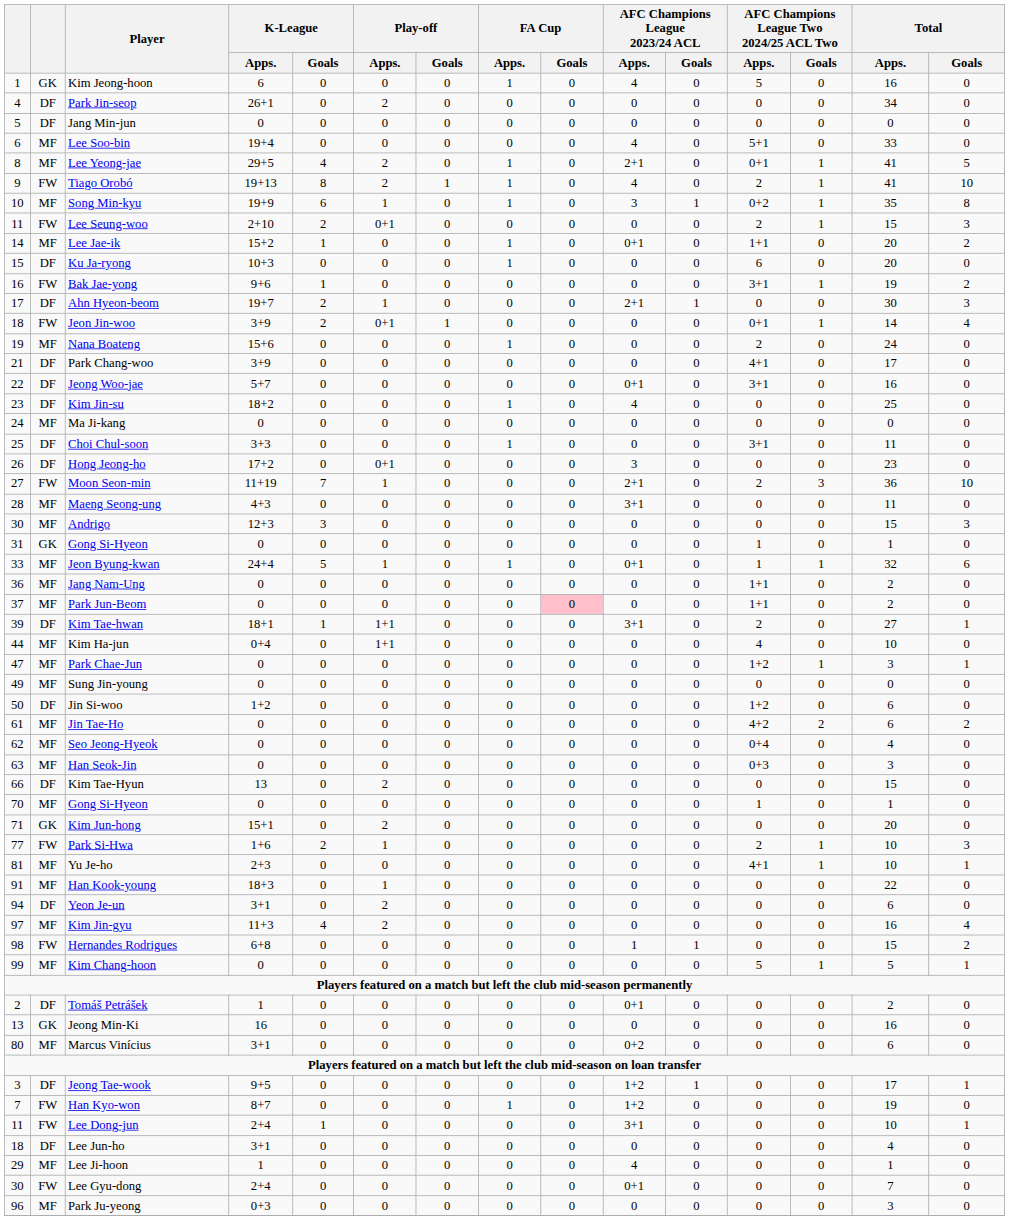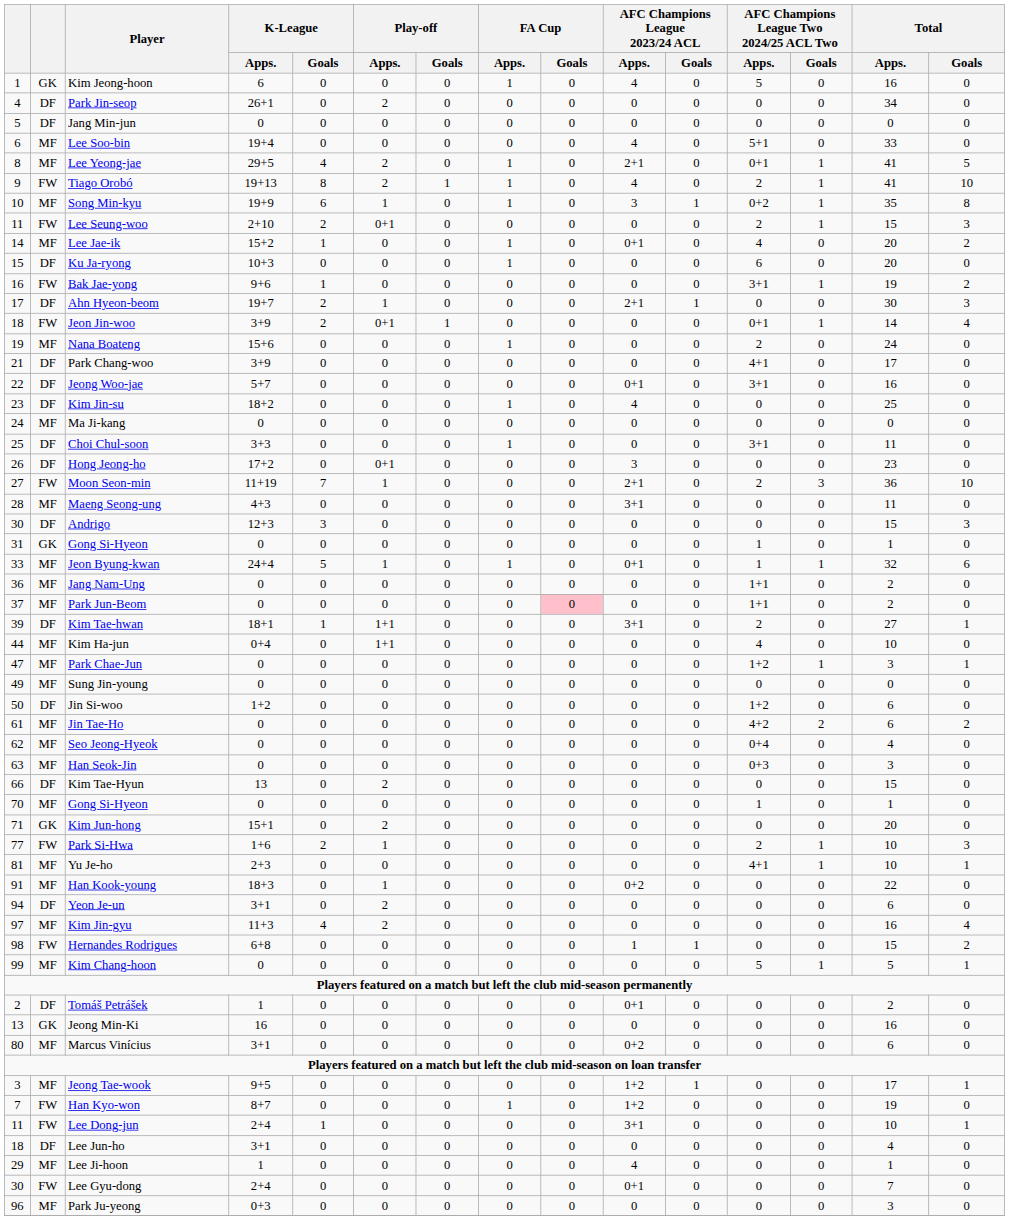(759, 243) 1+1 -> (759, 243) 4
(48, 524) MF -> (48, 524) DF
(634, 884) 0 -> (634, 884) 0+2
(48, 1085) DF -> (48, 1085) MF
